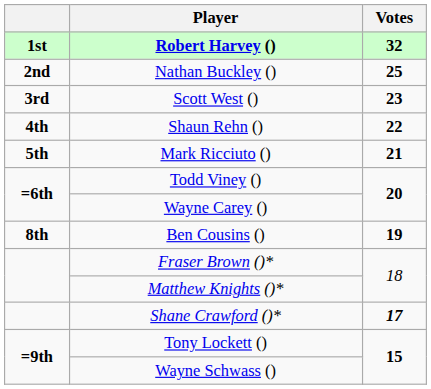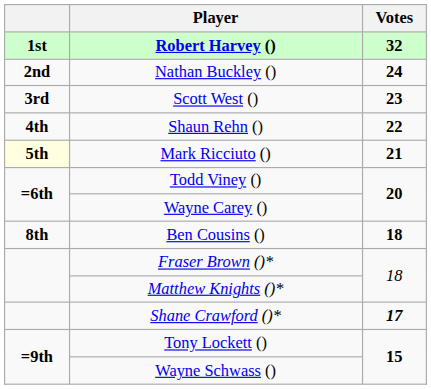(394, 72) 25 -> (394, 72) 24
(37, 153) no background -> (37, 153) lightyellow background
(394, 235) 19 -> (394, 235) 18
